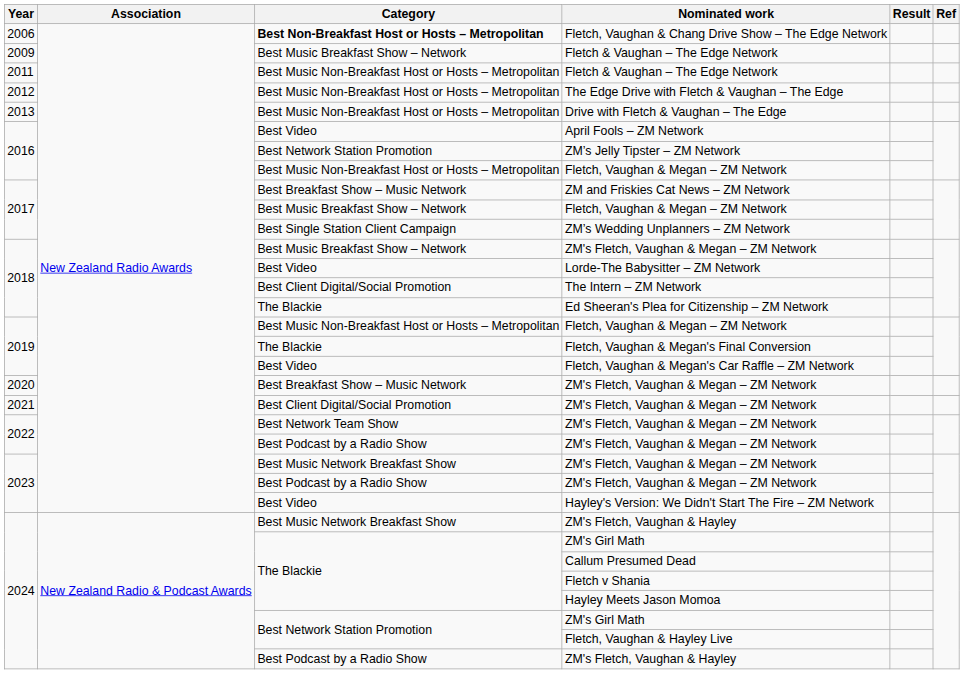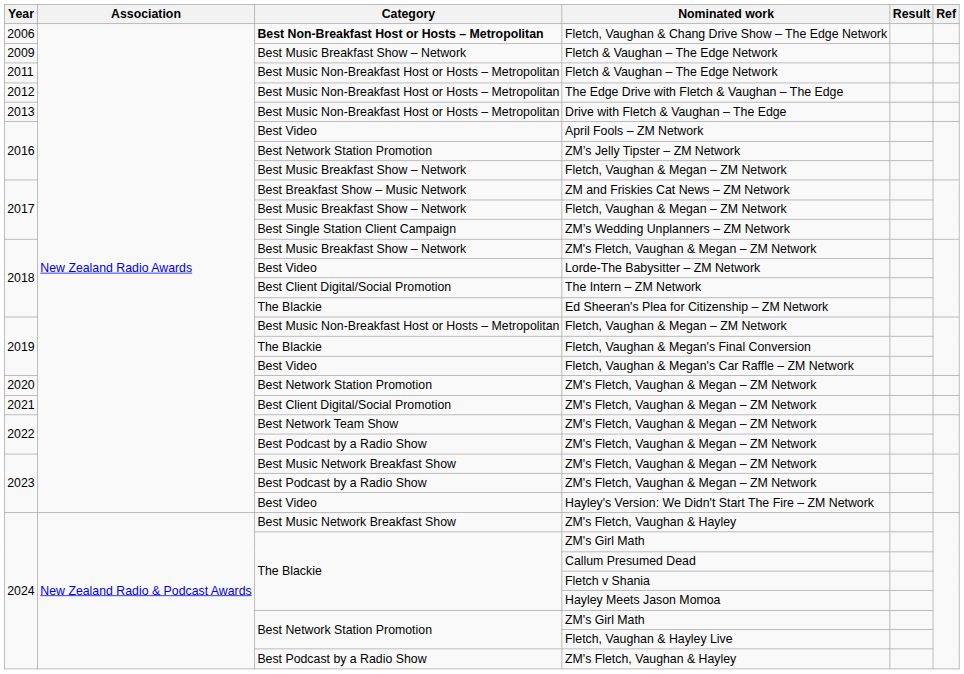(408, 170) Best Music Non-Breakfast Host or Hosts – Metropolitan -> (362, 170) Best Music Breakfast Show – Network
(362, 385) Best Breakfast Show – Music Network -> (345, 385) Best Network Station Promotion
